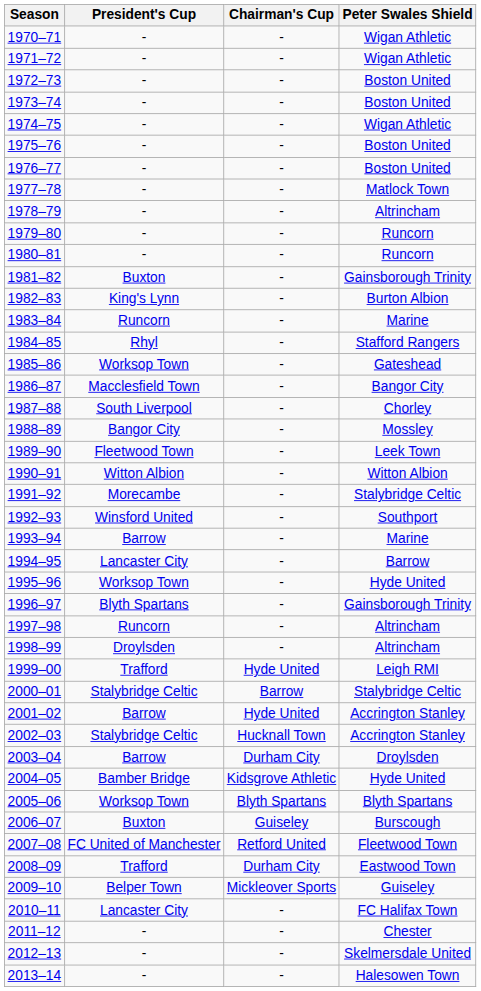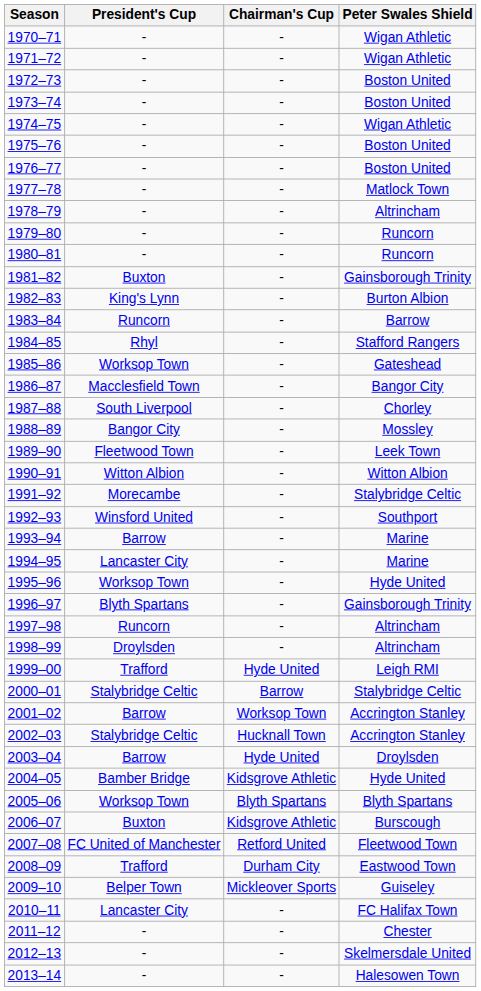(408, 320) Marine -> (408, 320) Barrow
(408, 560) Barrow -> (408, 560) Marine
(282, 713) Hyde United -> (282, 713) Worksop Town
(282, 757) Durham City -> (282, 757) Hyde United
(282, 822) Guiseley -> (282, 822) Kidsgrove Athletic
